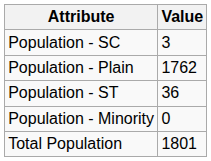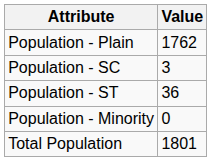rows swapped: (71, 67) <-> (64, 42)
